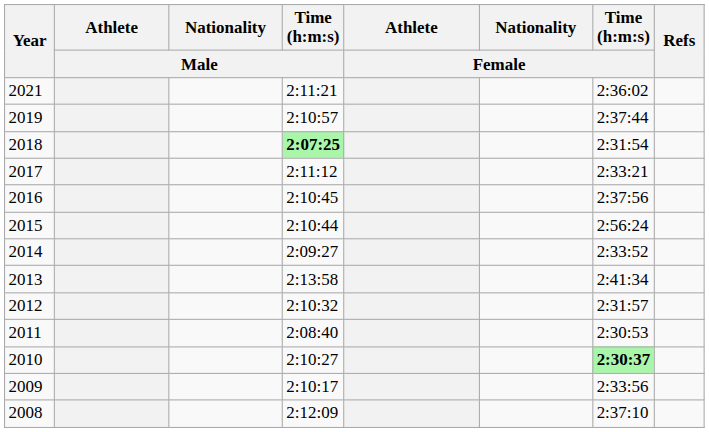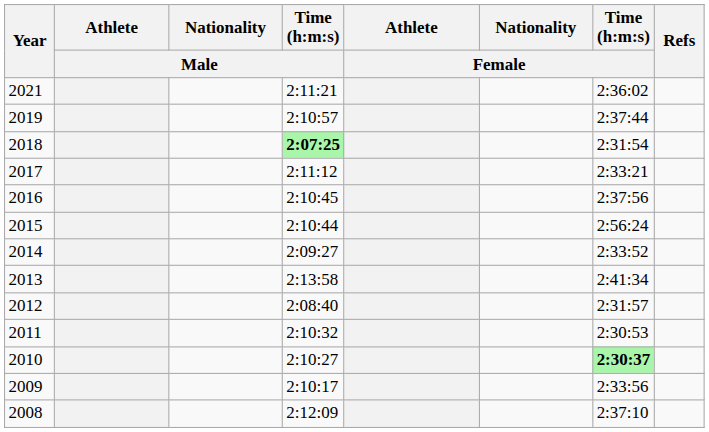(312, 306) 2:10:32 -> (312, 306) 2:08:40
(312, 332) 2:08:40 -> (312, 332) 2:10:32
